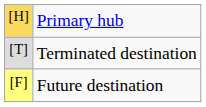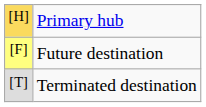rows swapped: (100, 85) <-> (117, 53)
